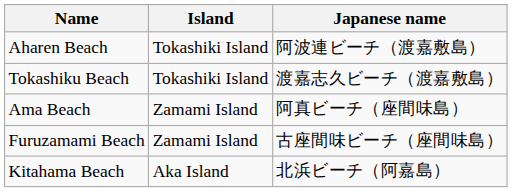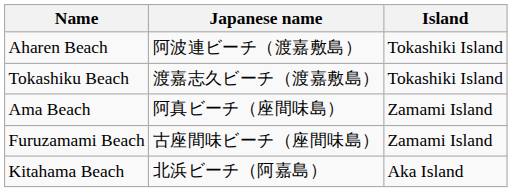columns swapped: (210, 18) <-> (390, 18)
